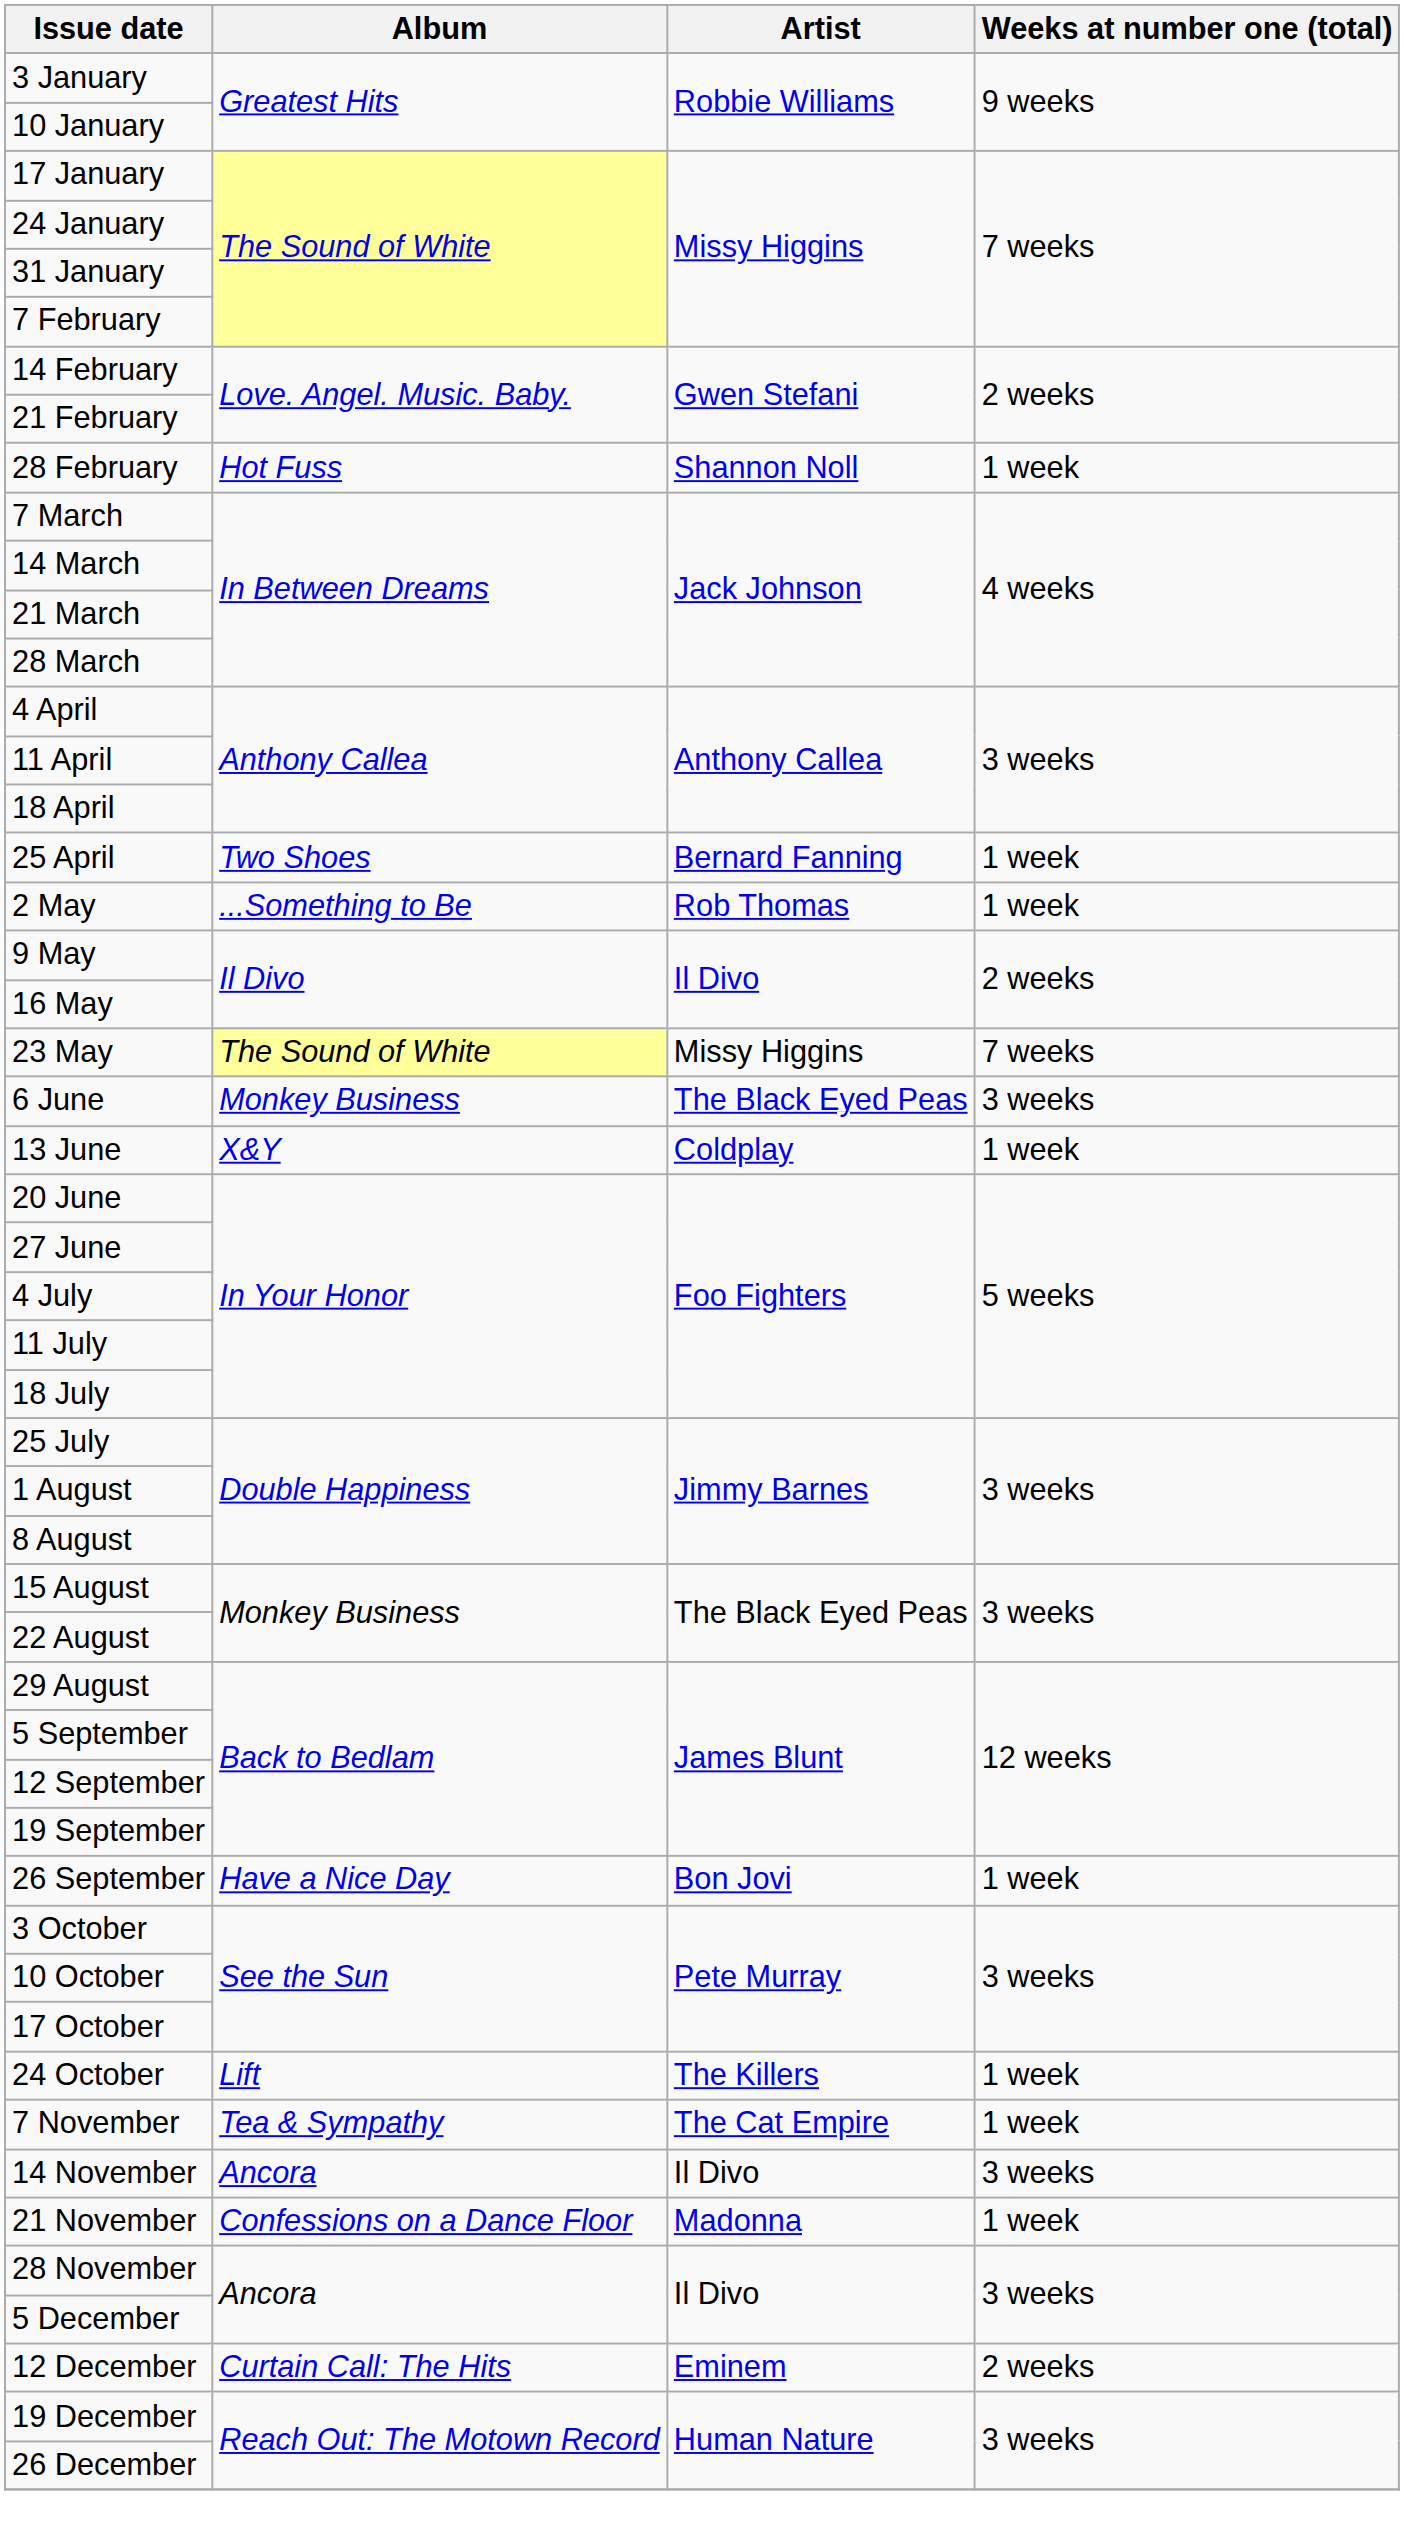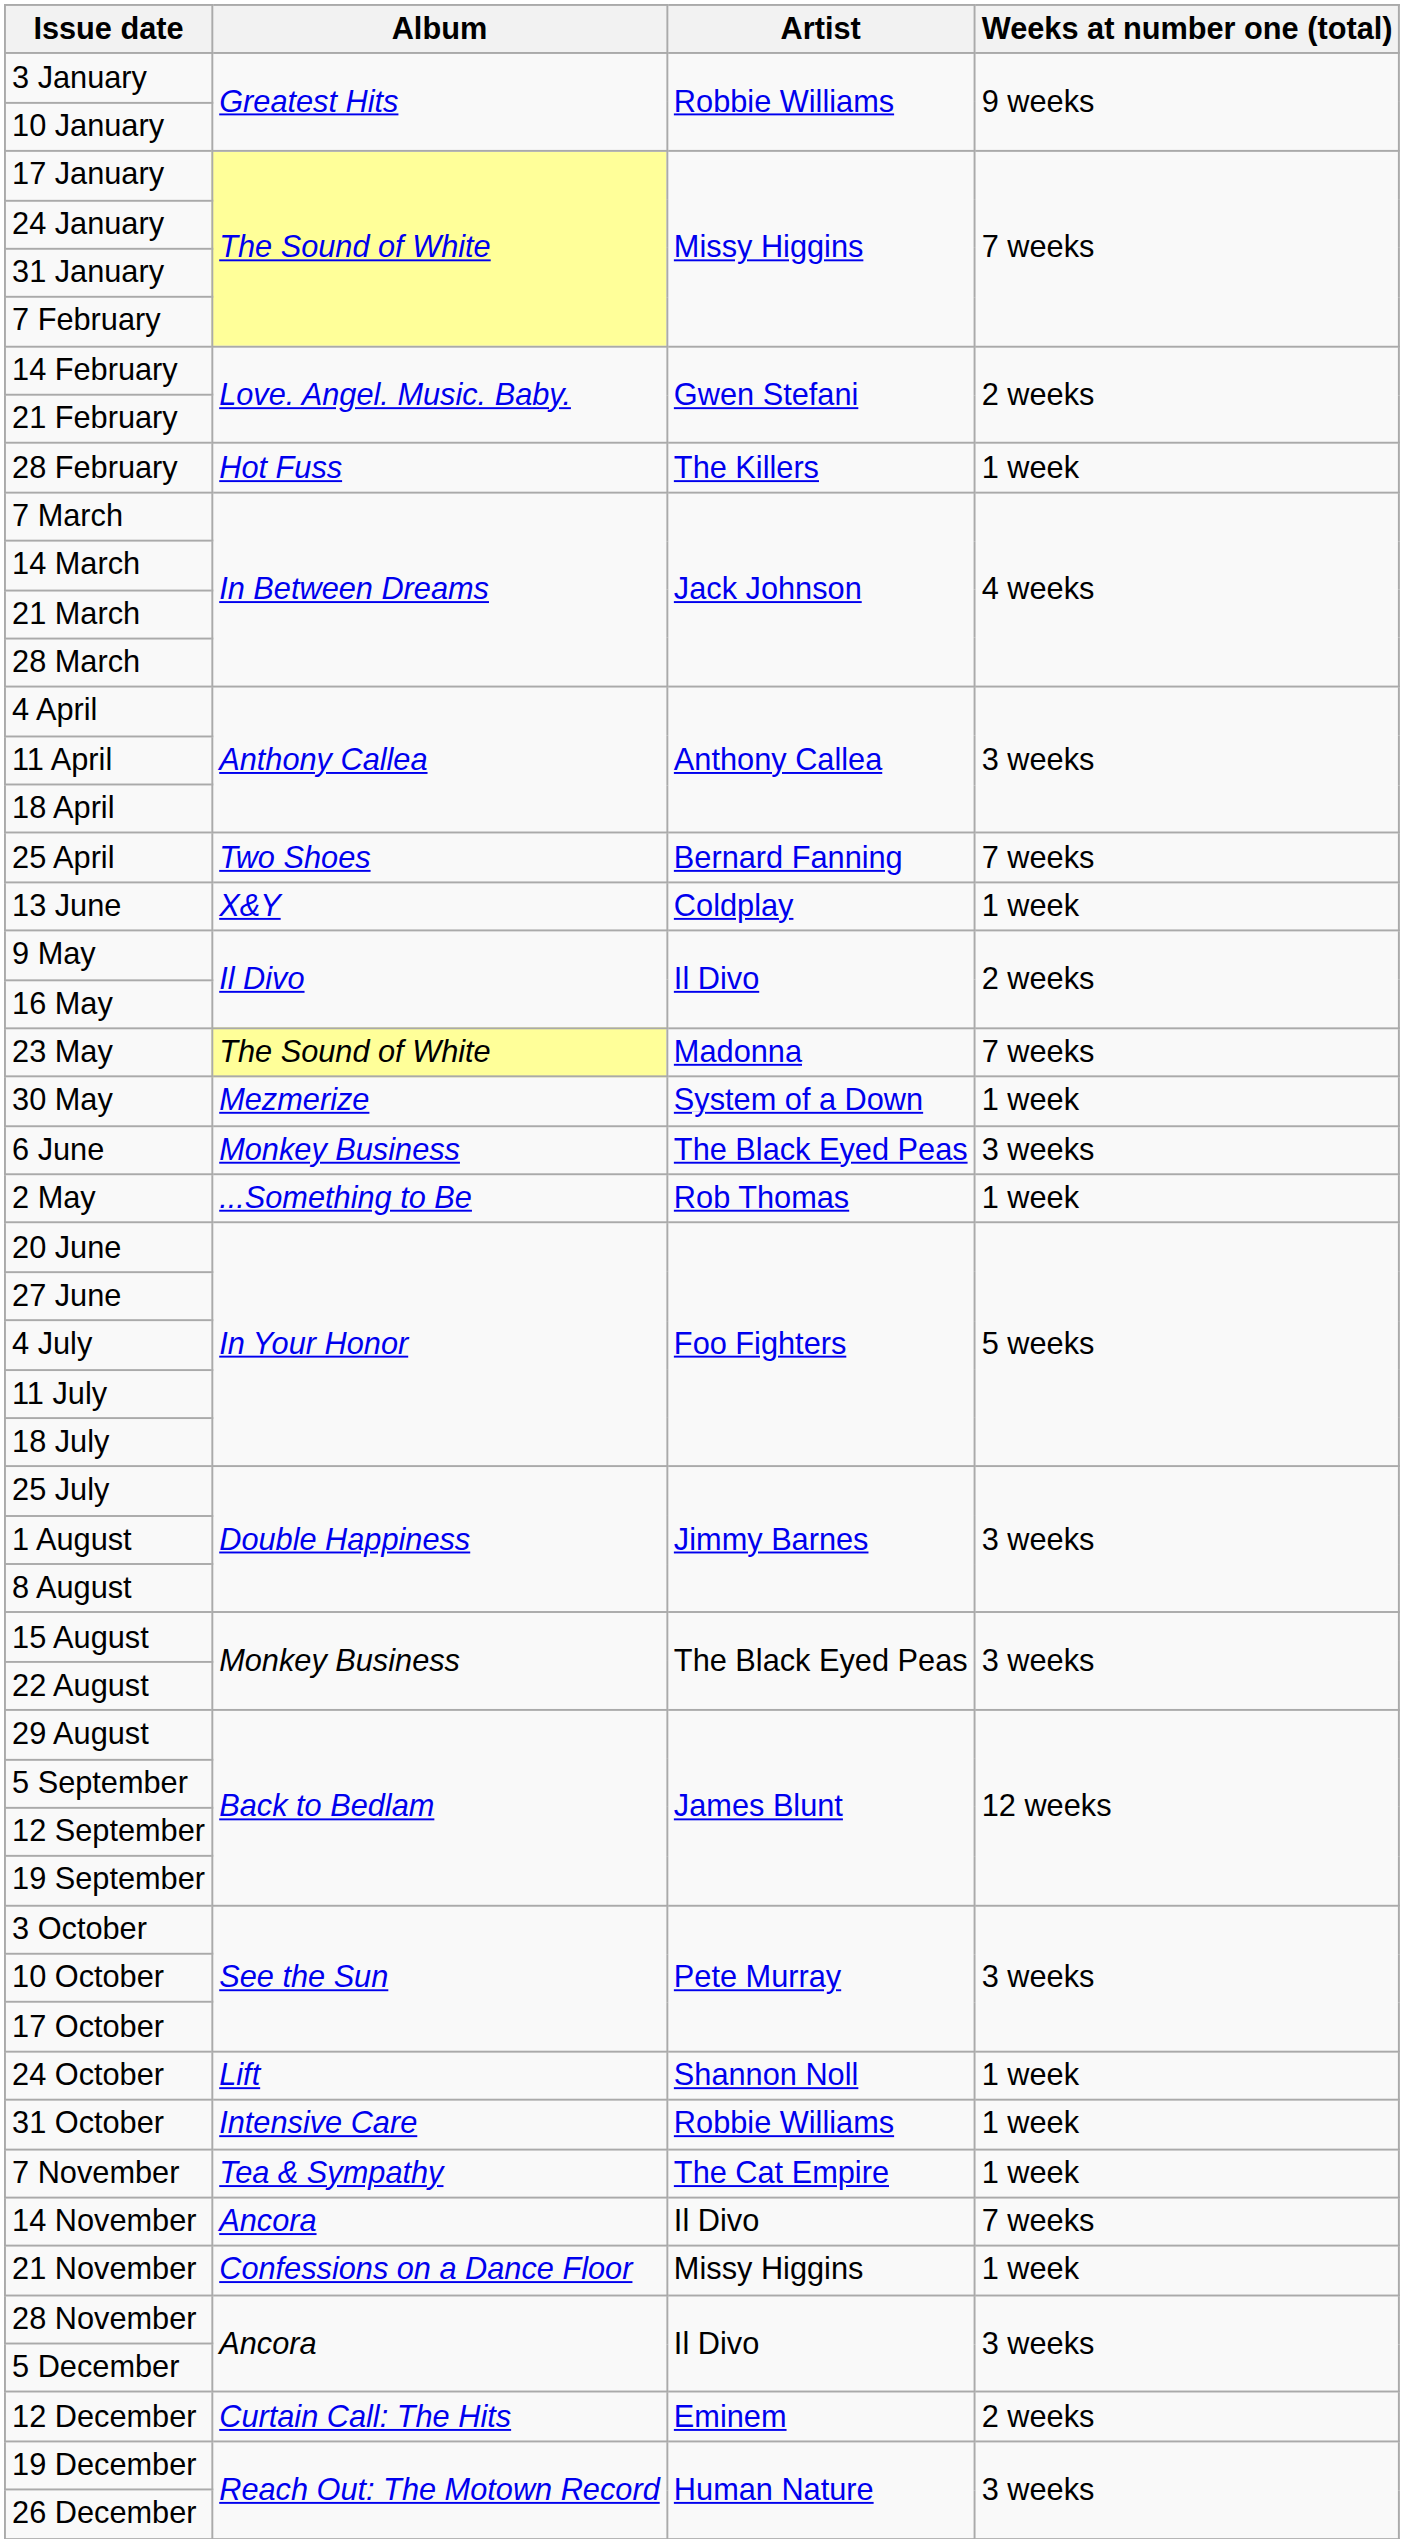(766, 467) Shannon Noll -> (746, 467) The Killers
(1030, 857) 1 week -> (1038, 857) 7 weeks
rows swapped: (54, 905) <-> (67, 1149)
(769, 1051) Missy Higgins -> (738, 1051) Madonna
+ row: (62, 1100)
- row: (109, 1880)
(746, 2075) The Killers -> (766, 2075) Shannon Noll
+ row: (88, 2123)
(1038, 2172) 3 weeks -> (1038, 2221) 7 weeks
(738, 2221) Madonna -> (769, 2269) Missy Higgins
